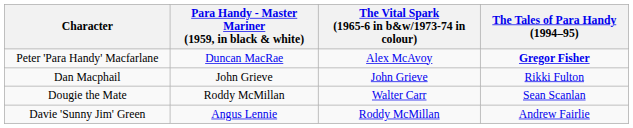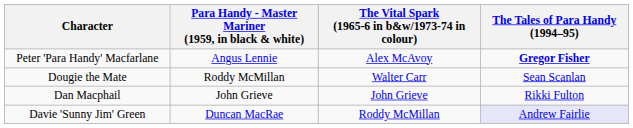(244, 58) Duncan MacRae -> (244, 58) Angus Lennie
rows swapped: (87, 77) <-> (87, 95)
(244, 114) Angus Lennie -> (244, 114) Duncan MacRae
(554, 114) no background -> (554, 114) lavender background
